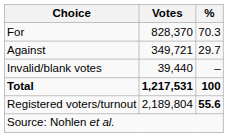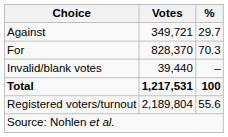rows swapped: (16, 31) <-> (26, 50)
(209, 104) bold -> (209, 104) normal
